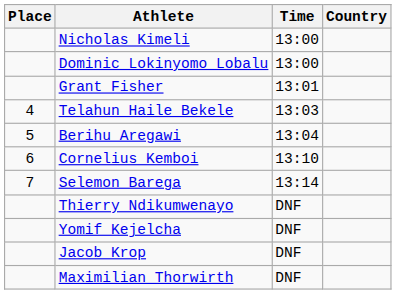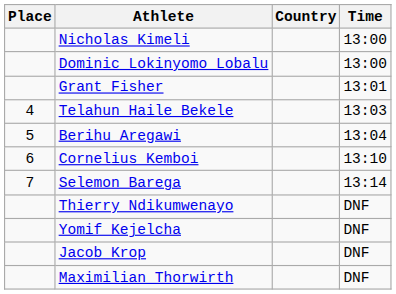columns swapped: (356, 16) <-> (297, 16)
